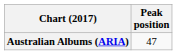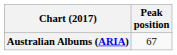(152, 41) 47 -> (152, 41) 67
